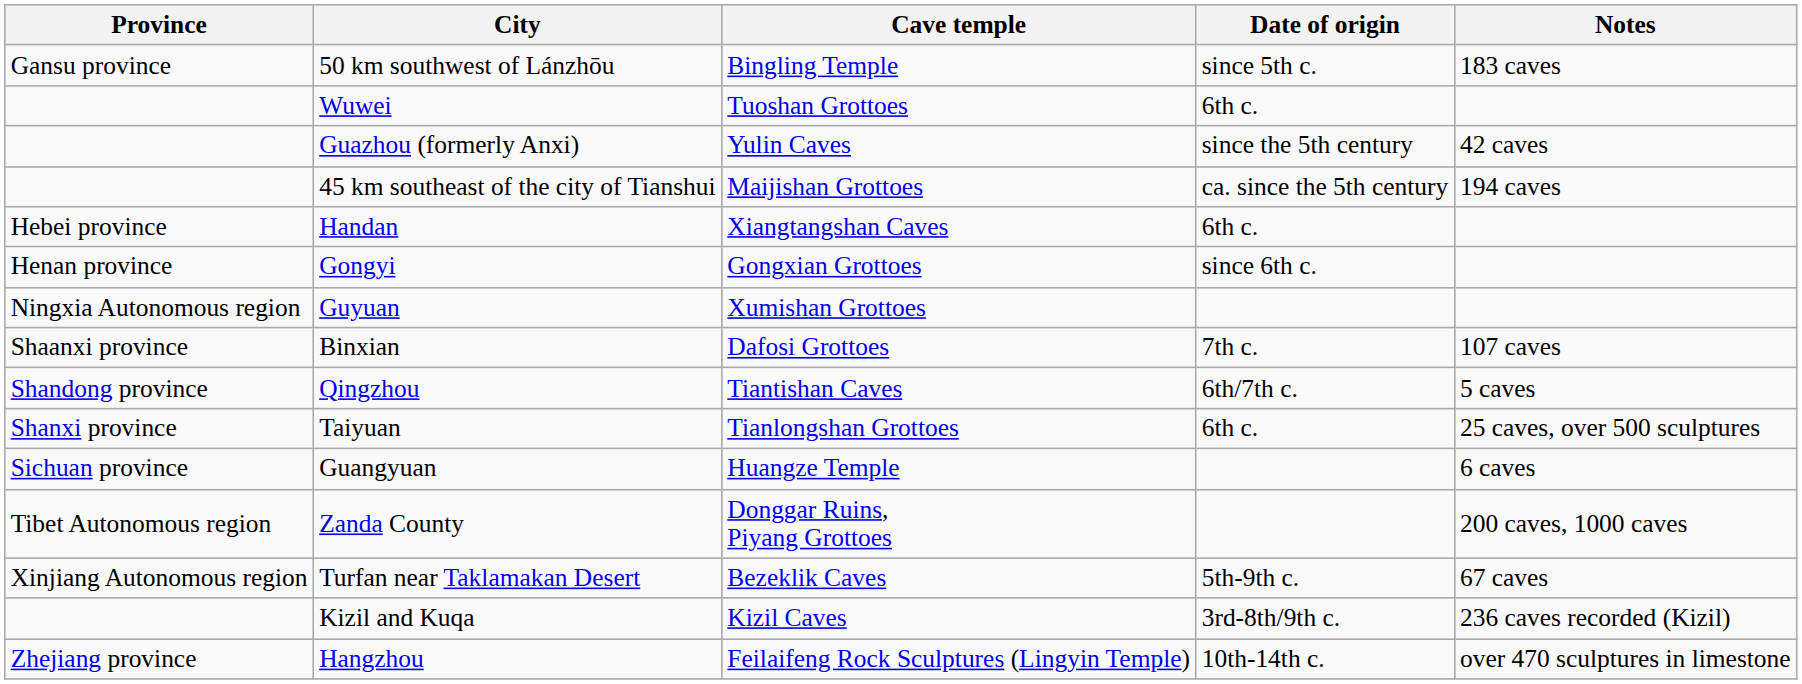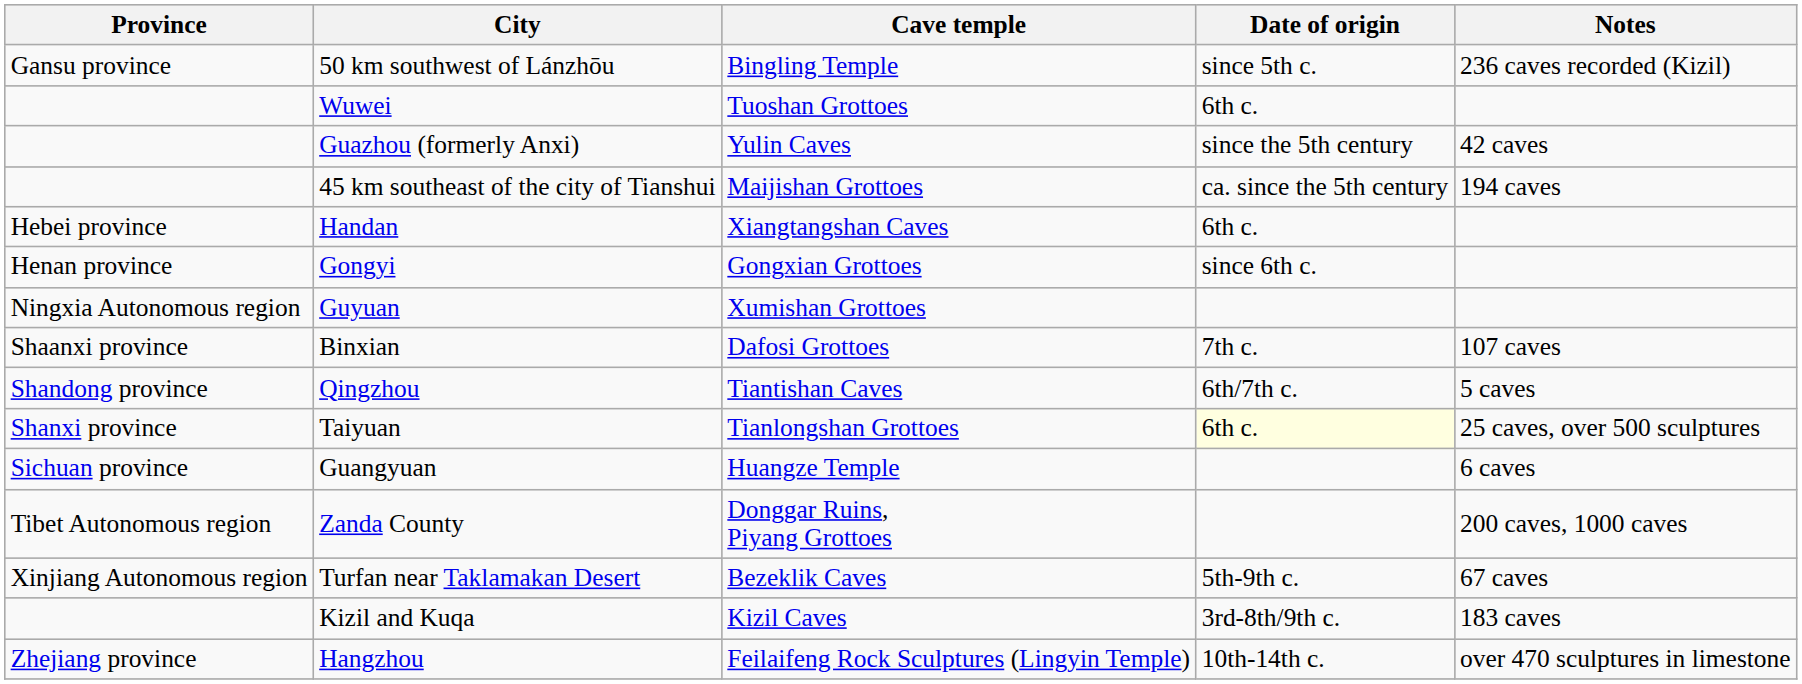(1510, 65) 183 caves -> (1595, 65) 236 caves recorded (Kizil)
(1230, 428) no background -> (1230, 428) lightyellow background
(1595, 618) 236 caves recorded (Kizil) -> (1510, 618) 183 caves
